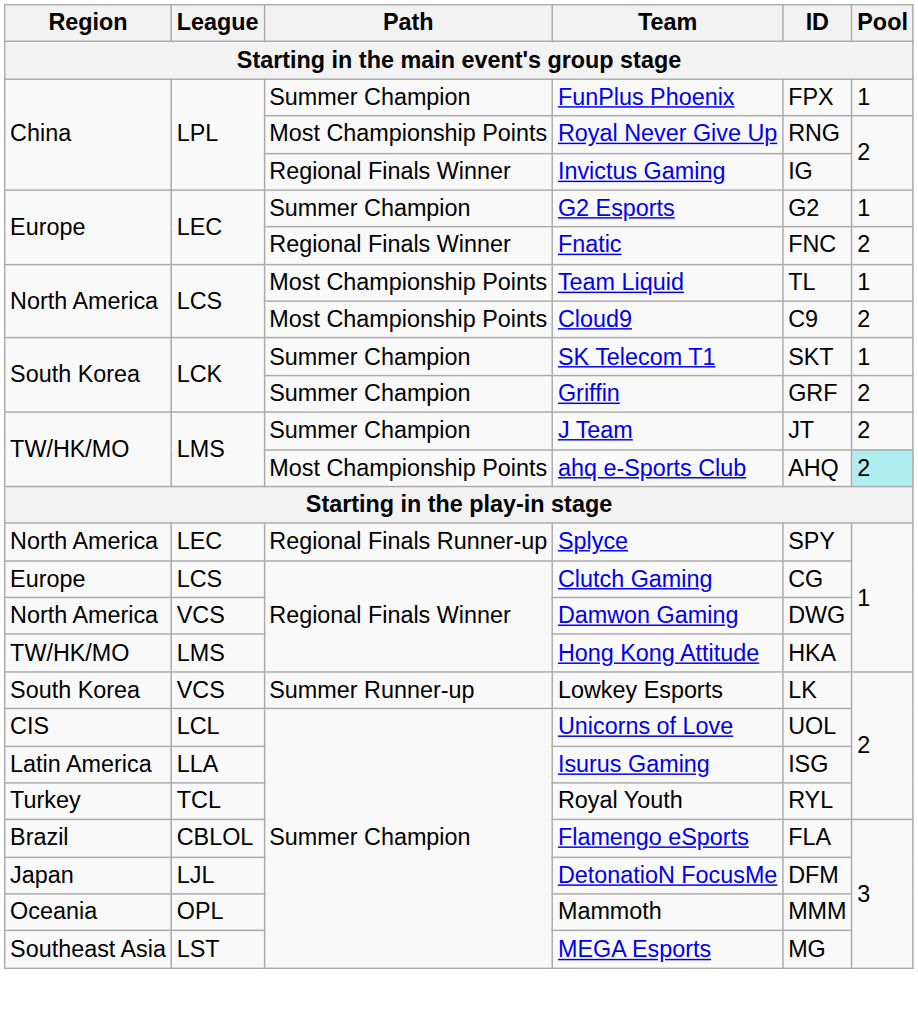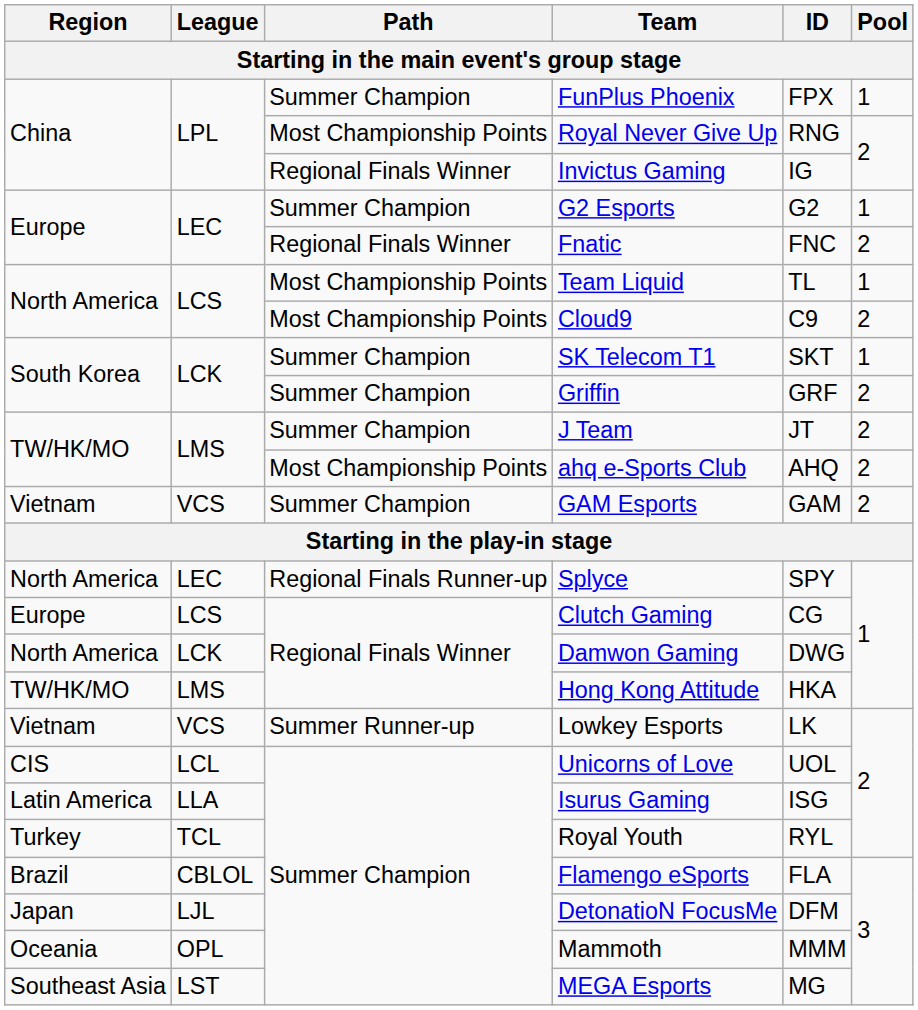(864, 467) paleturquoise background -> (864, 467) no background
+ row: (627, 504)
(201, 615) VCS -> (199, 652) LCK
(75, 689) South Korea -> (53, 726) Vietnam
